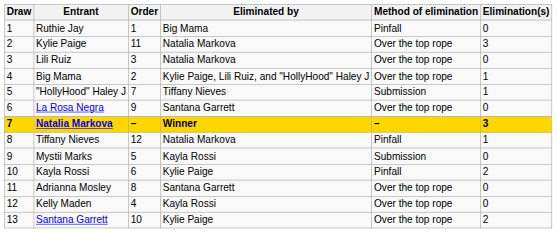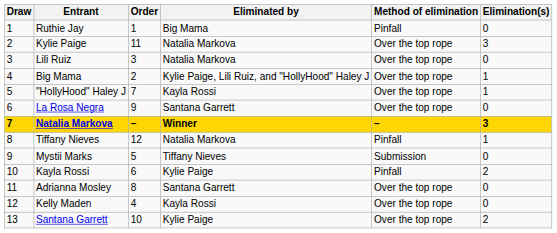(194, 92) Tiffany Nieves -> (189, 92) Kayla Rossi
(400, 92) Submission -> (413, 92) Over the top rope
(189, 156) Kayla Rossi -> (194, 156) Tiffany Nieves
